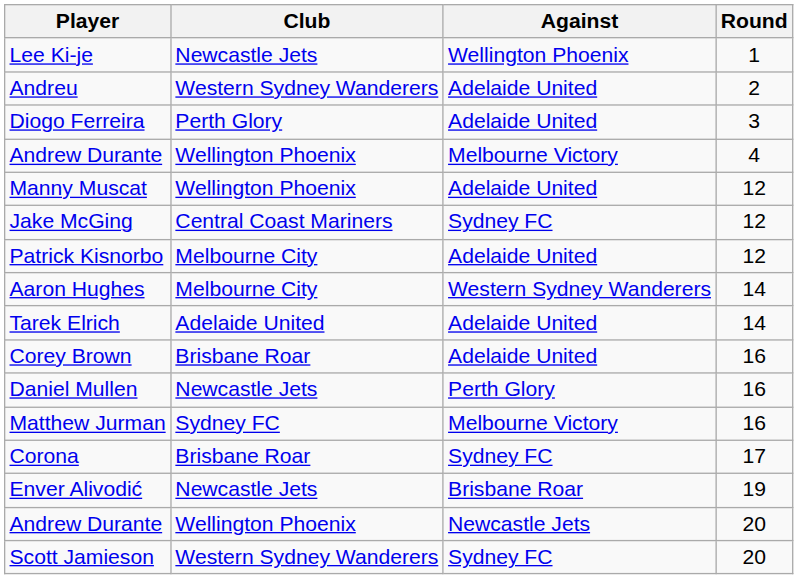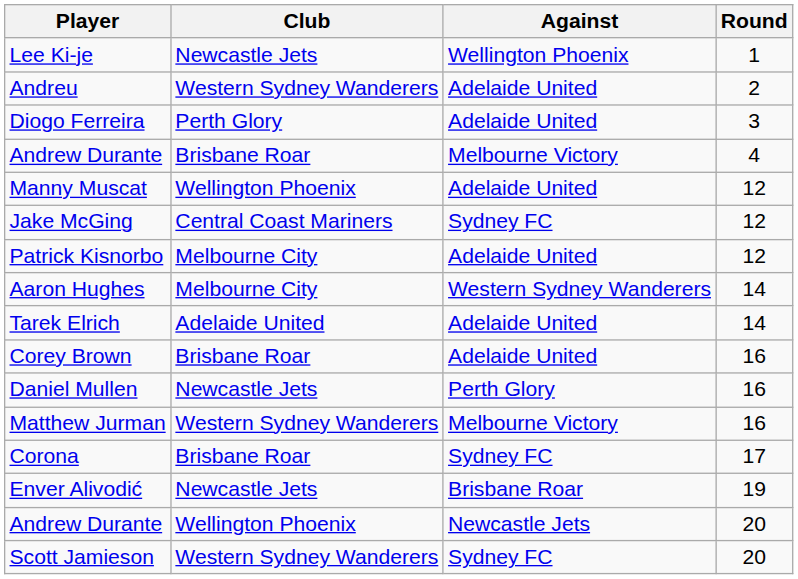(266, 155) Wellington Phoenix -> (243, 155) Brisbane Roar
(228, 423) Sydney FC -> (307, 423) Western Sydney Wanderers
